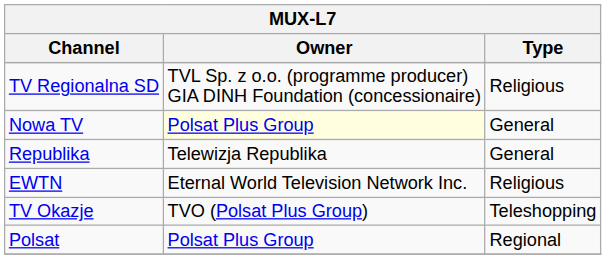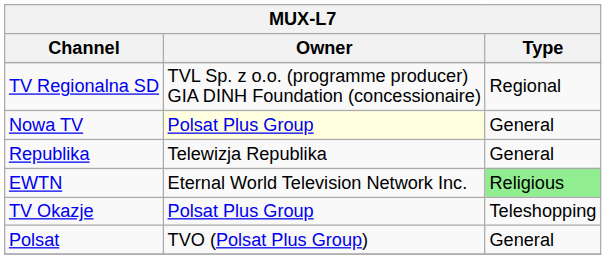(527, 87) Religious -> (525, 87) Regional
(527, 183) no background -> (527, 183) lightgreen background
(268, 212) TVO (Polsat Plus Group) -> (241, 212) Polsat Plus Group
(241, 240) Polsat Plus Group -> (268, 240) TVO (Polsat Plus Group)
(525, 240) Regional -> (522, 240) General
